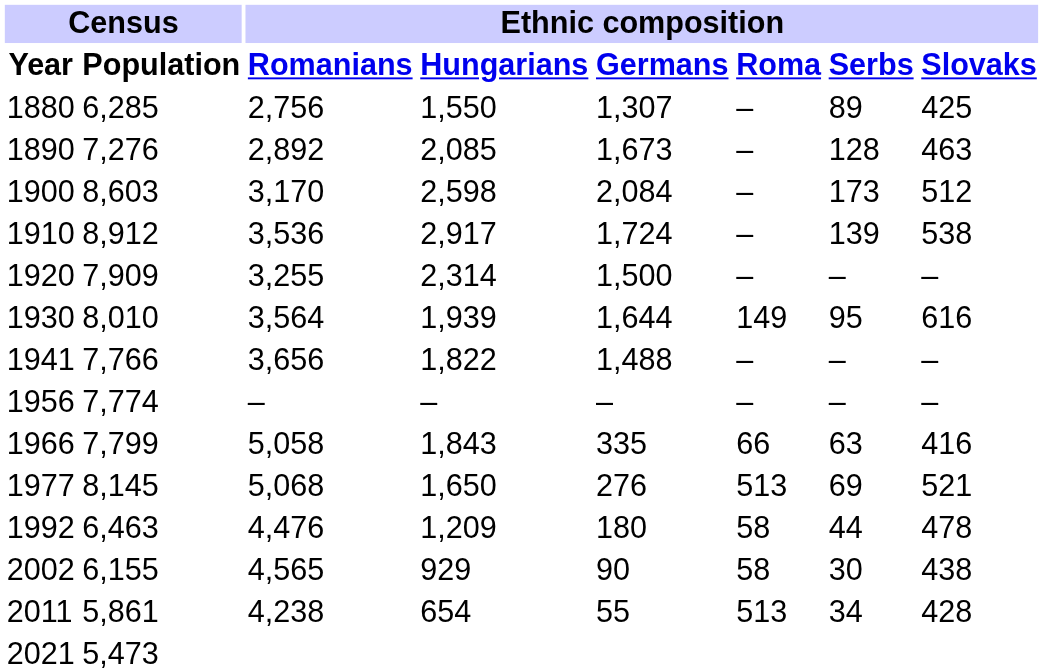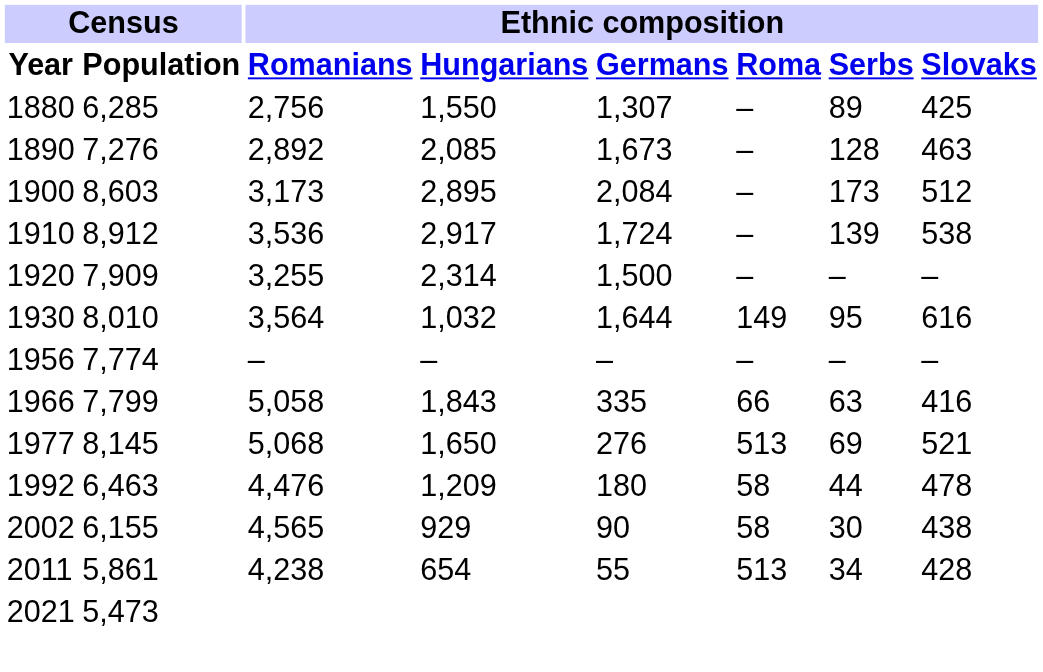(286, 191) 3,170 -> (286, 191) 3,173
(458, 191) 2,598 -> (458, 191) 2,895
(458, 317) 1,939 -> (458, 317) 1,032
- row: (41, 359)
